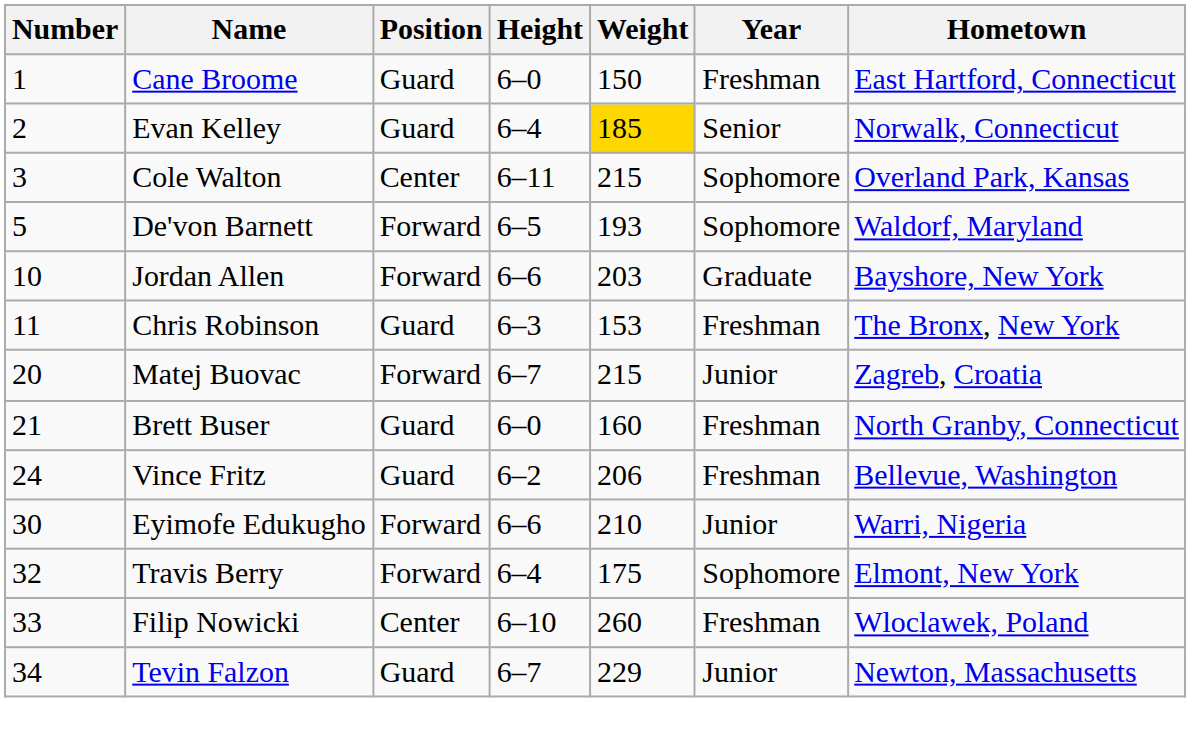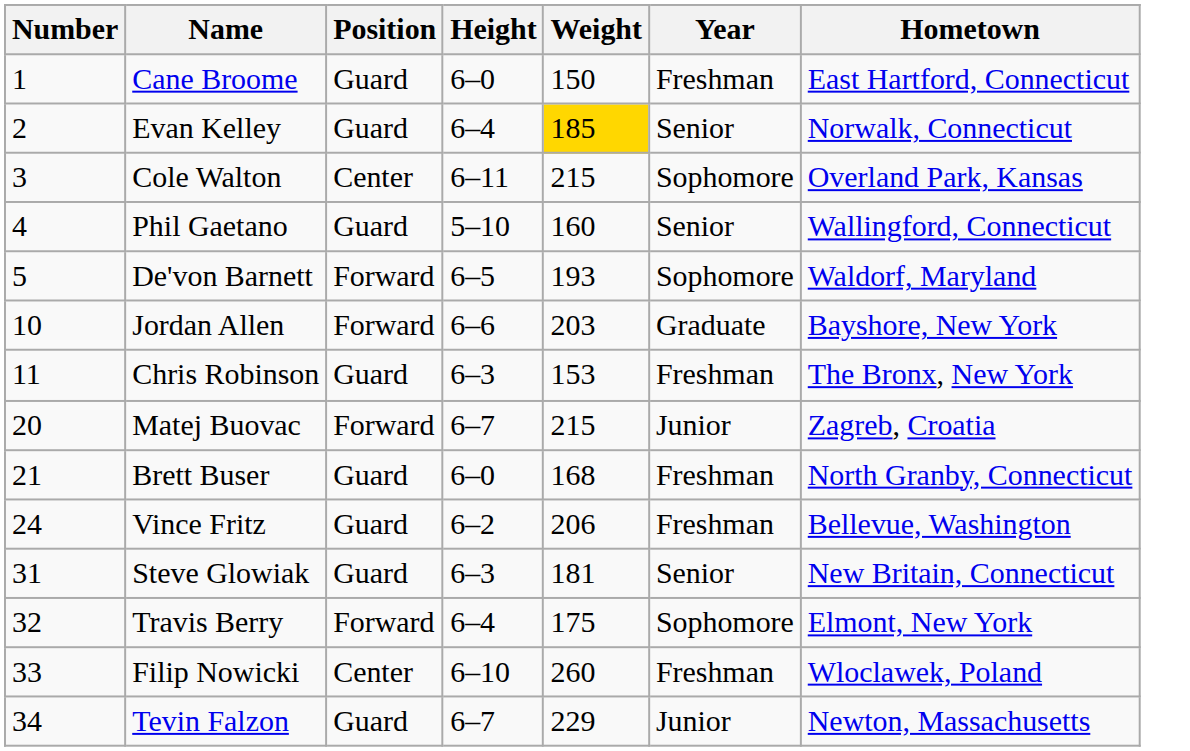+ row: (210, 226)
(619, 424) 160 -> (573, 473) 168
- row: (249, 523)
+ row: (221, 572)
